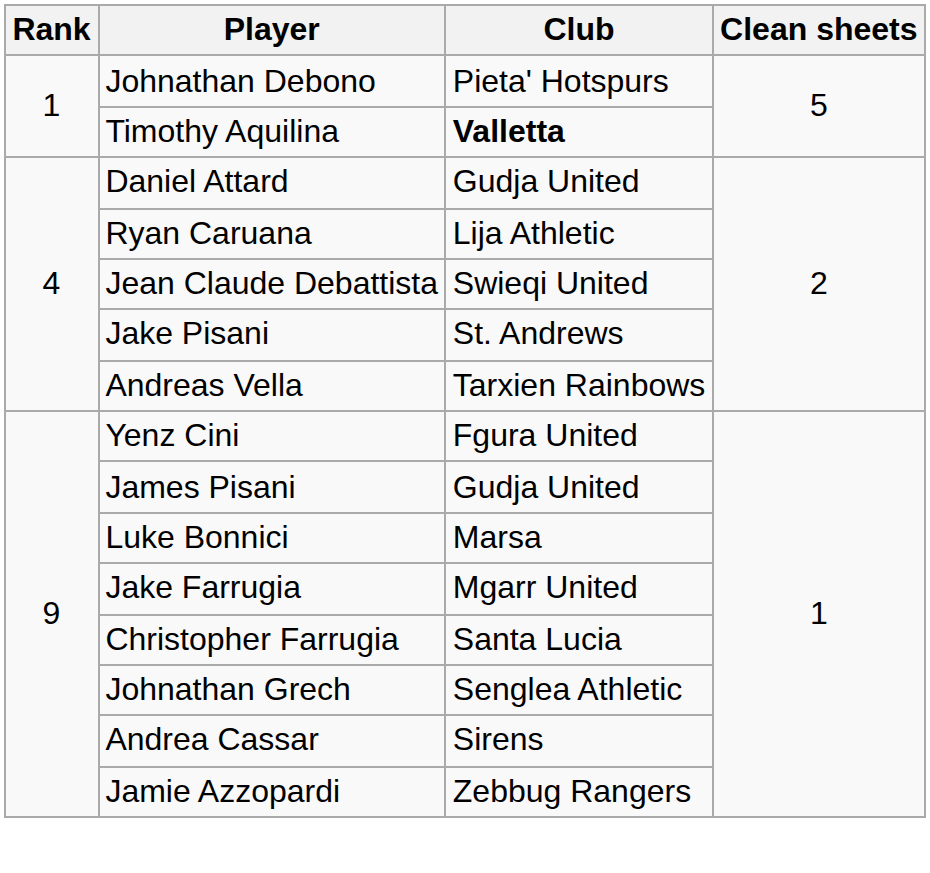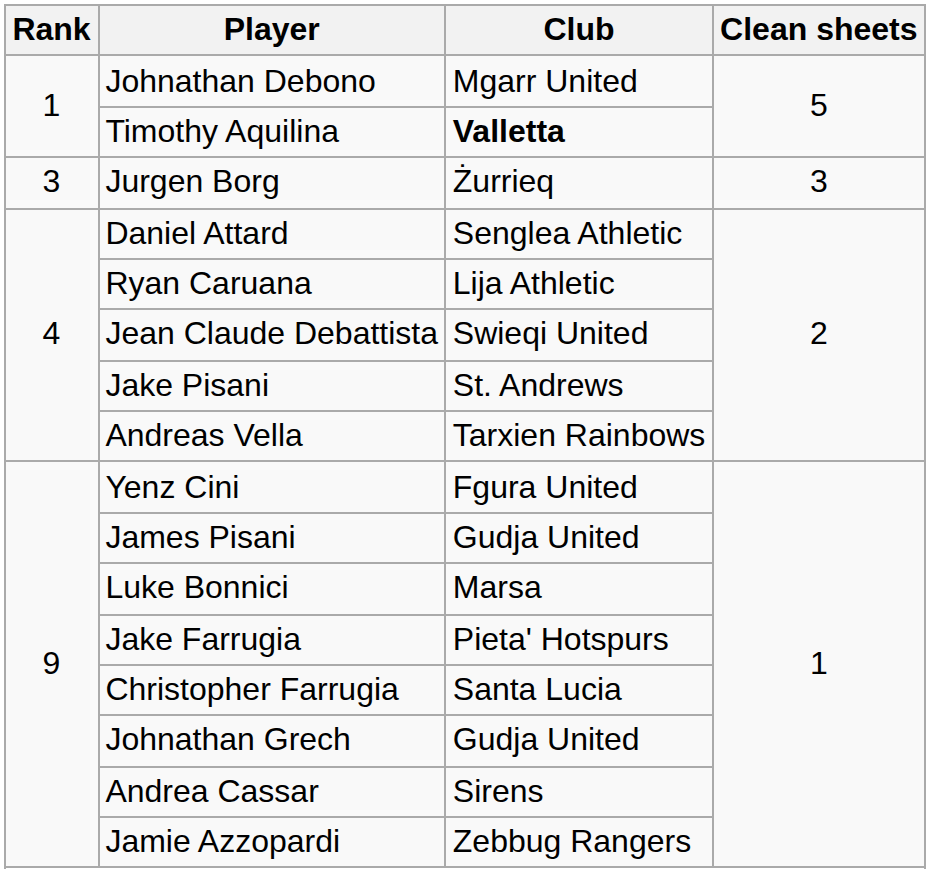(561, 80) Pieta' Hotspurs -> (545, 80) Mgarr United
+ row: (193, 182)
(546, 182) Gudja United -> (568, 232) Senglea Athletic
(545, 588) Mgarr United -> (561, 638) Pieta' Hotspurs
(568, 689) Senglea Athletic -> (546, 740) Gudja United
